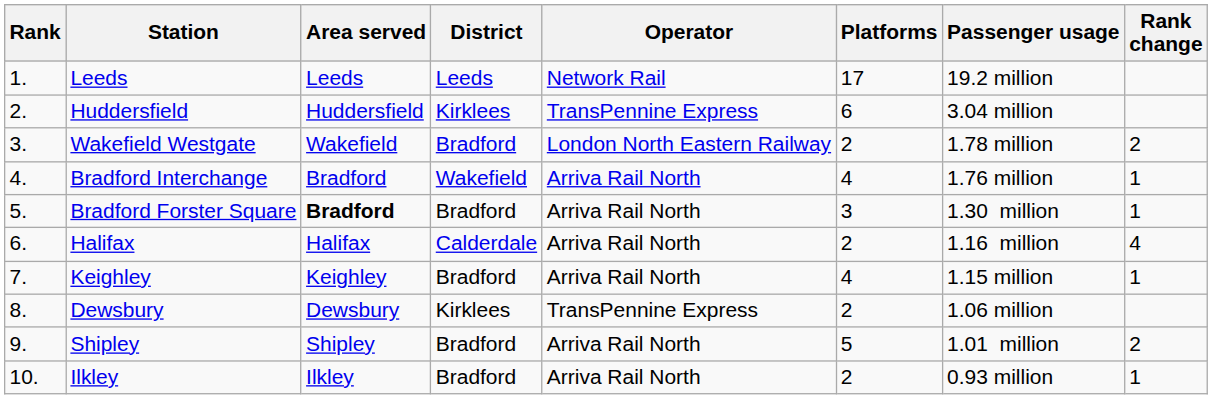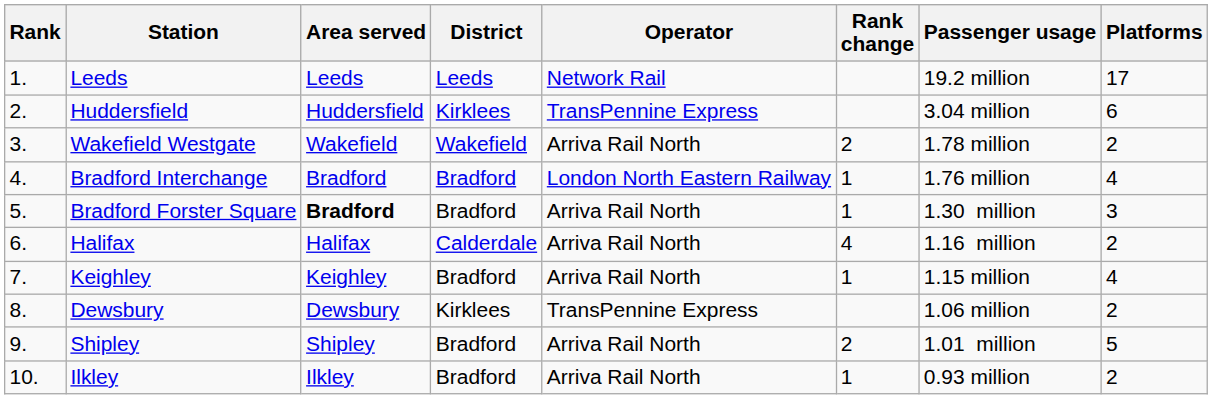columns swapped: (889, 32) <-> (1166, 32)
(476, 144) Bradford -> (481, 144) Wakefield
(689, 144) London North Eastern Railway -> (624, 144) Arriva Rail North
(481, 177) Wakefield -> (476, 177) Bradford
(624, 177) Arriva Rail North -> (689, 177) London North Eastern Railway
